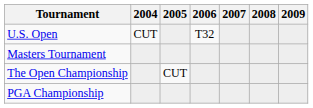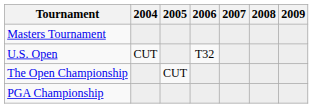rows swapped: (56, 54) <-> (32, 34)
